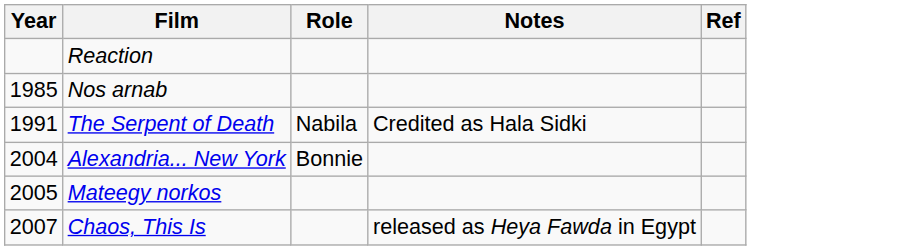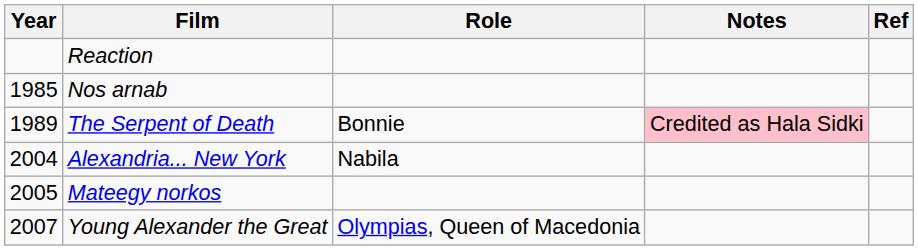(34, 124) 1991 -> (34, 124) 1989
(326, 124) Nabila -> (371, 124) Bonnie
(480, 124) no background -> (757, 124) pink background
(329, 158) Bonnie -> (368, 158) Nabila
+ row: (198, 227)
- row: (137, 227)
